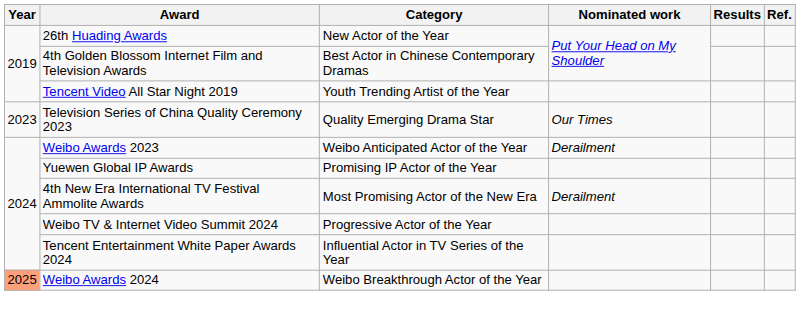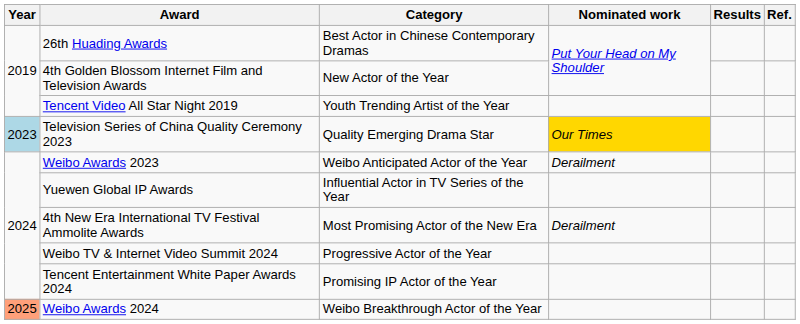(386, 36) New Actor of the Year -> (429, 43) Best Actor in Chinese Contemporary Dramas
(429, 64) Best Actor in Chinese Contemporary Dramas -> (386, 78) New Actor of the Year
(22, 120) no background -> (22, 134) lightblue background
(582, 120) no background -> (582, 134) gold background
(410, 169) Promising IP Actor of the Year -> (423, 190) Influential Actor in TV Series of the Year
(423, 252) Influential Actor in TV Series of the Year -> (410, 282) Promising IP Actor of the Year
